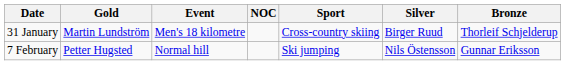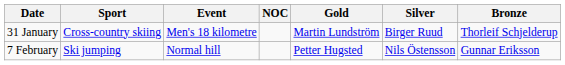columns swapped: (331, 13) <-> (106, 13)
